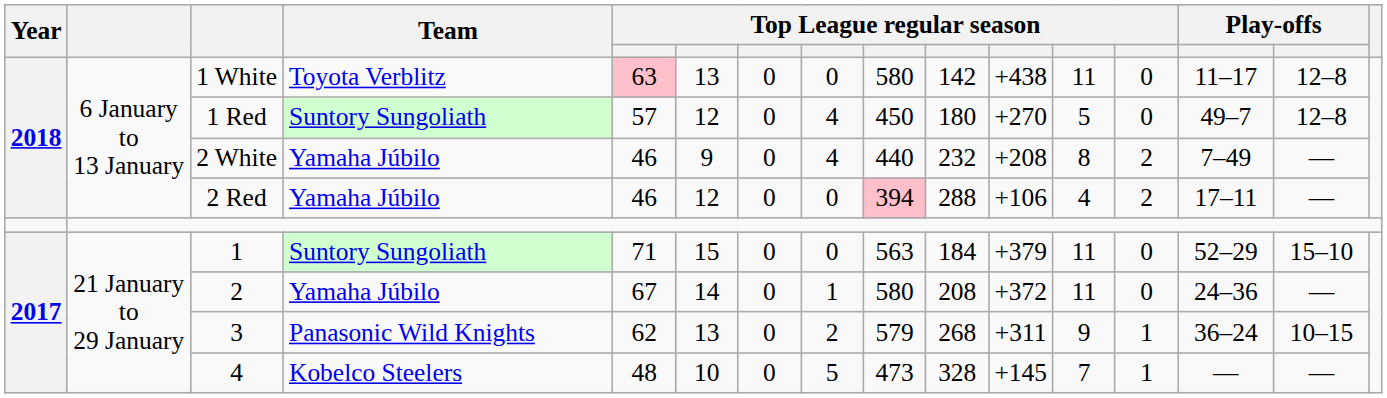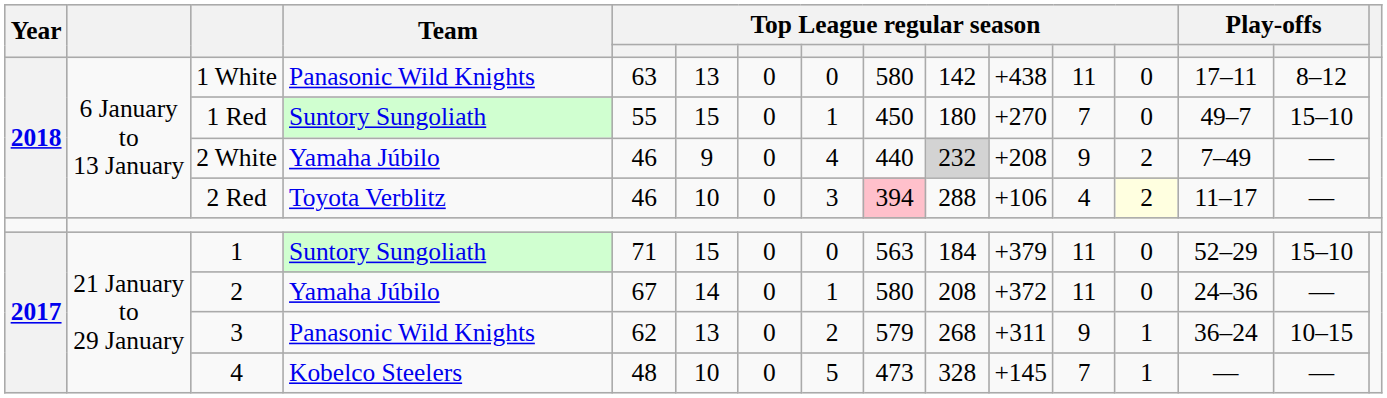(367, 76) Toyota Verblitz -> (412, 76) Panasonic Wild Knights
(644, 76) pink background -> (644, 76) no background
(1226, 76) 11–17 -> (1226, 76) 17–11
(1321, 76) 12–8 -> (1321, 76) 8–12
(644, 117) 57 -> (644, 117) 55
(707, 117) 12 -> (707, 117) 15
(832, 117) 4 -> (832, 117) 1
(1084, 117) 5 -> (1084, 117) 7
(1321, 117) 12–8 -> (1321, 117) 15–10
(957, 157) no background -> (957, 157) lightgrey background
(1084, 157) 8 -> (1084, 157) 9
(364, 197) Yamaha Júbilo -> (367, 197) Toyota Verblitz
(707, 197) 12 -> (707, 197) 10
(832, 197) 0 -> (832, 197) 3
(1147, 197) no background -> (1147, 197) lightyellow background
(1226, 197) 17–11 -> (1226, 197) 11–17
